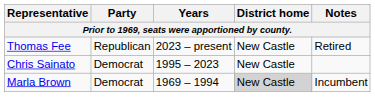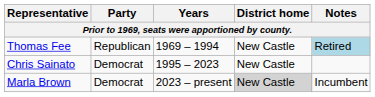(194, 46) 2023 – present -> (187, 46) 1969 – 1994
(333, 46) no background -> (333, 46) lightblue background
(187, 82) 1969 – 1994 -> (194, 82) 2023 – present
